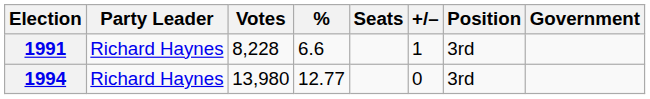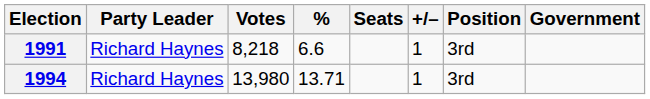(256, 49) 8,228 -> (256, 49) 8,218
(321, 78) 12.77 -> (321, 78) 13.71
(417, 78) 0 -> (417, 78) 1
